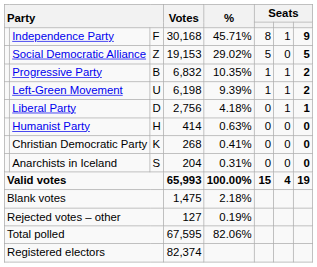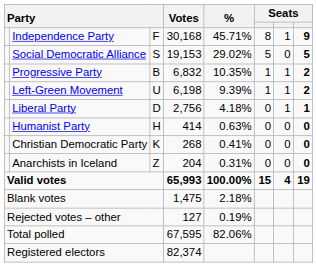(156, 54) Z -> (156, 54) S
(156, 162) S -> (156, 162) Z
